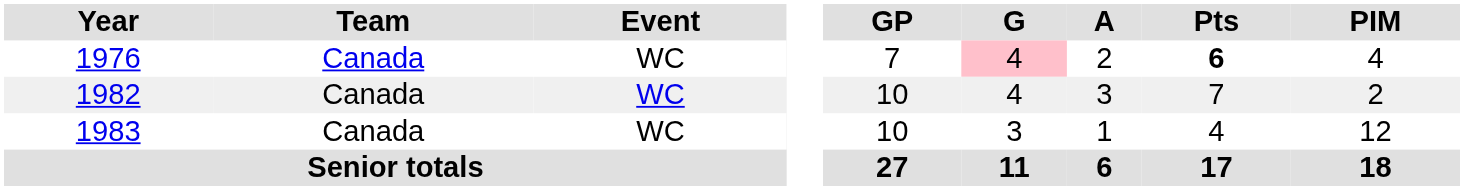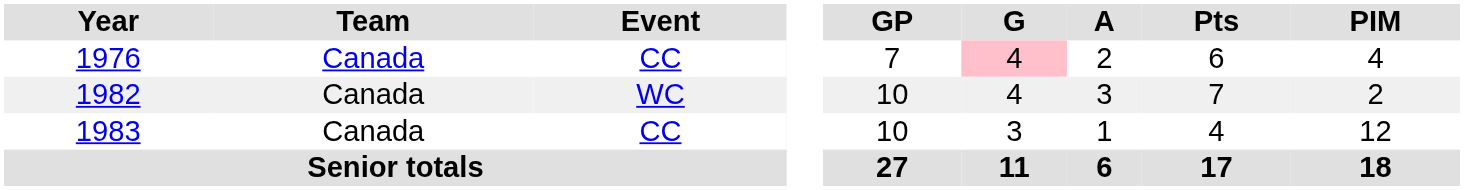(660, 58) WC -> (660, 58) CC
(1216, 58) bold -> (1216, 58) normal
(660, 130) WC -> (660, 130) CC
